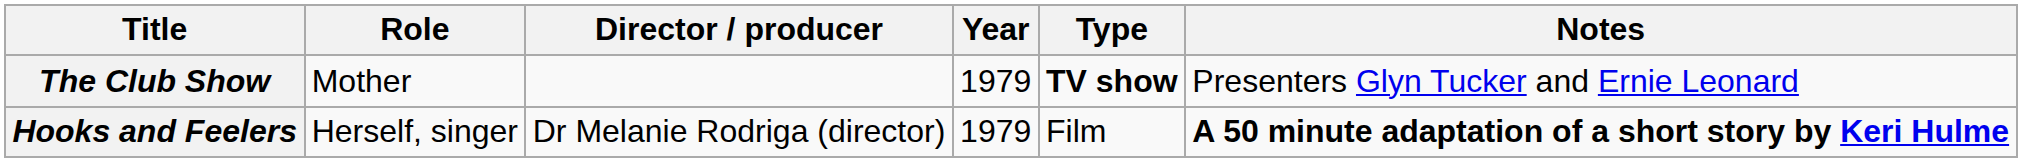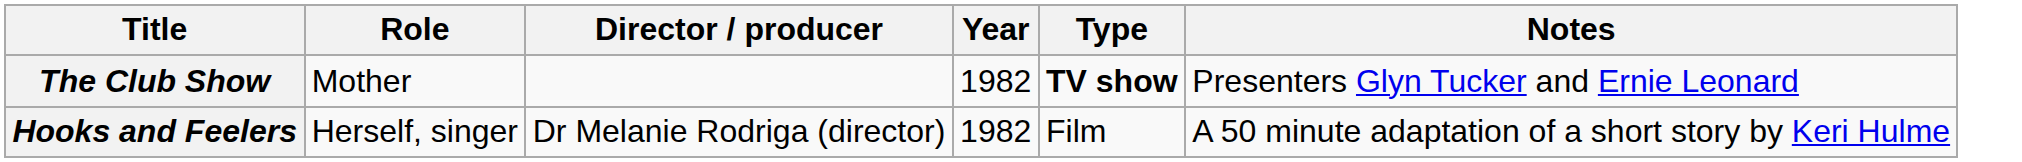(996, 80) 1979 -> (996, 80) 1982
(996, 131) 1979 -> (996, 131) 1982
(1601, 131) bold -> (1571, 131) normal
